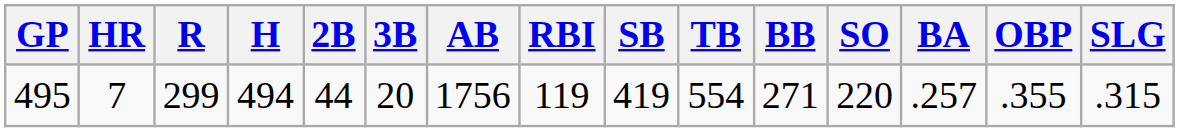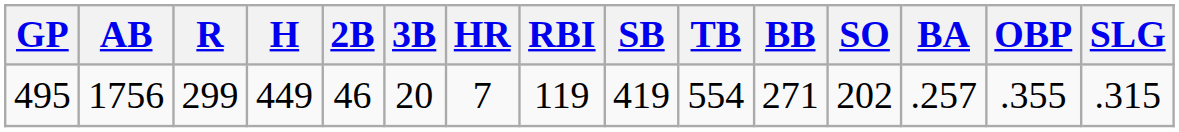columns swapped: (473, 34) <-> (117, 34)
(265, 94) 494 -> (284, 94) 449
(333, 94) 44 -> (352, 94) 46
(865, 94) 220 -> (865, 94) 202
